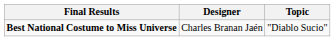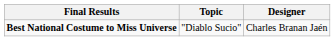columns swapped: (222, 12) <-> (297, 12)
